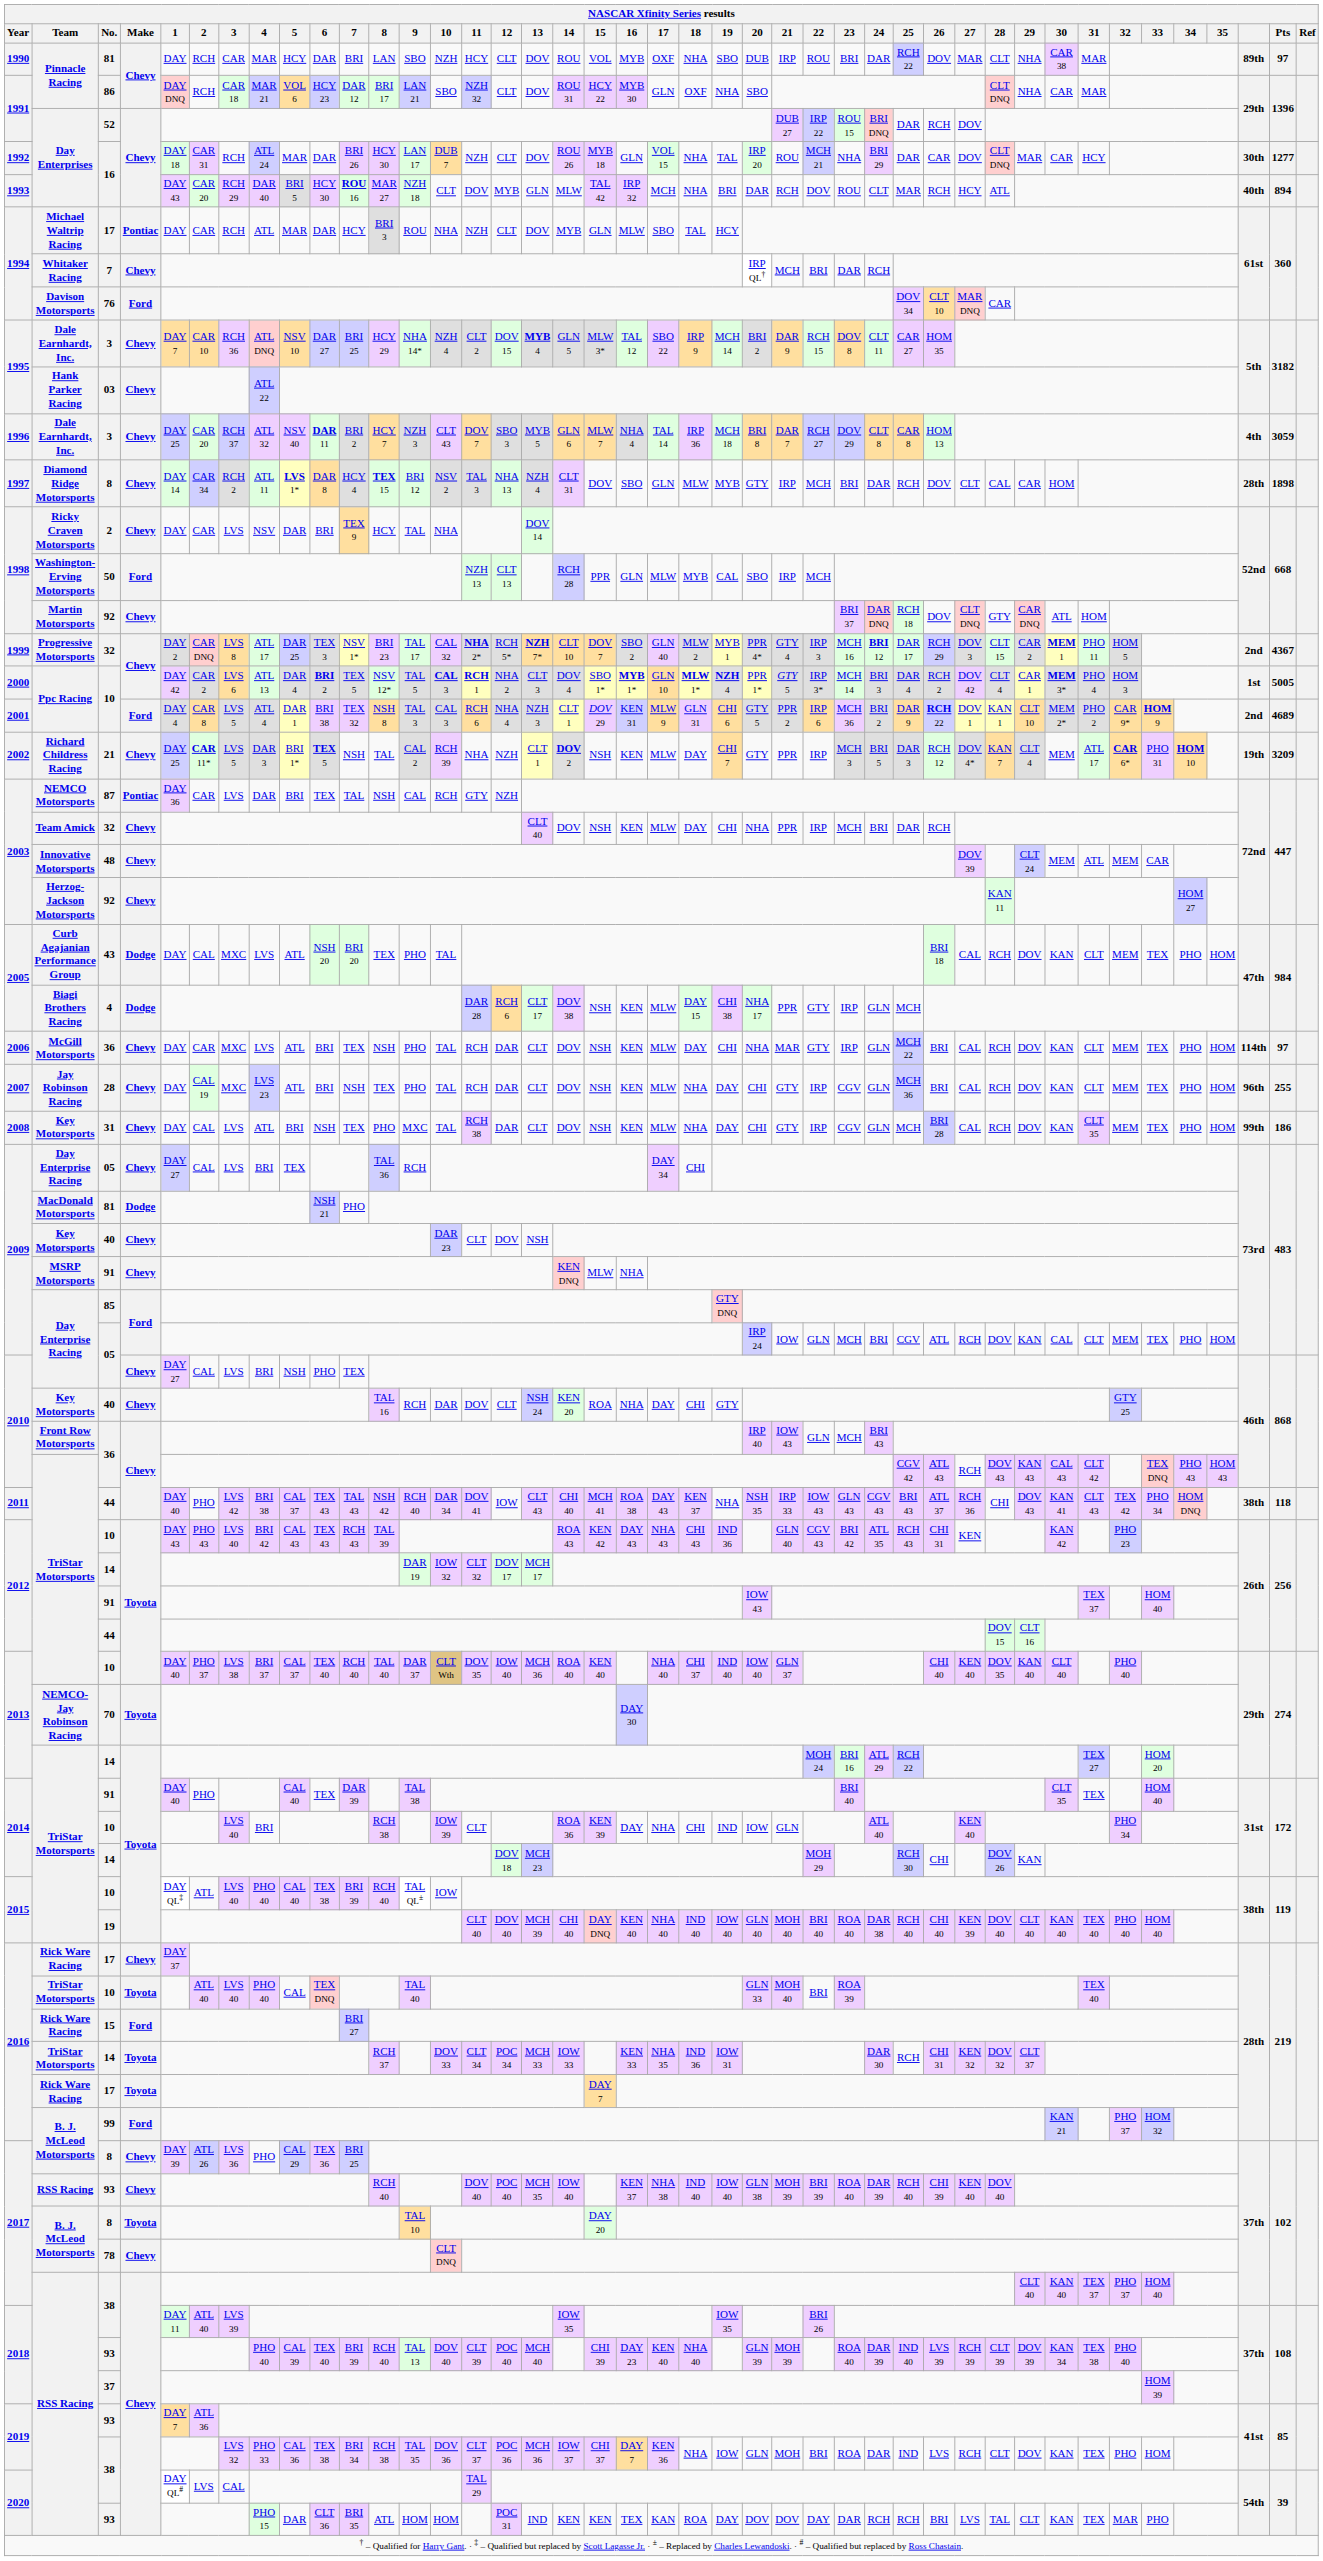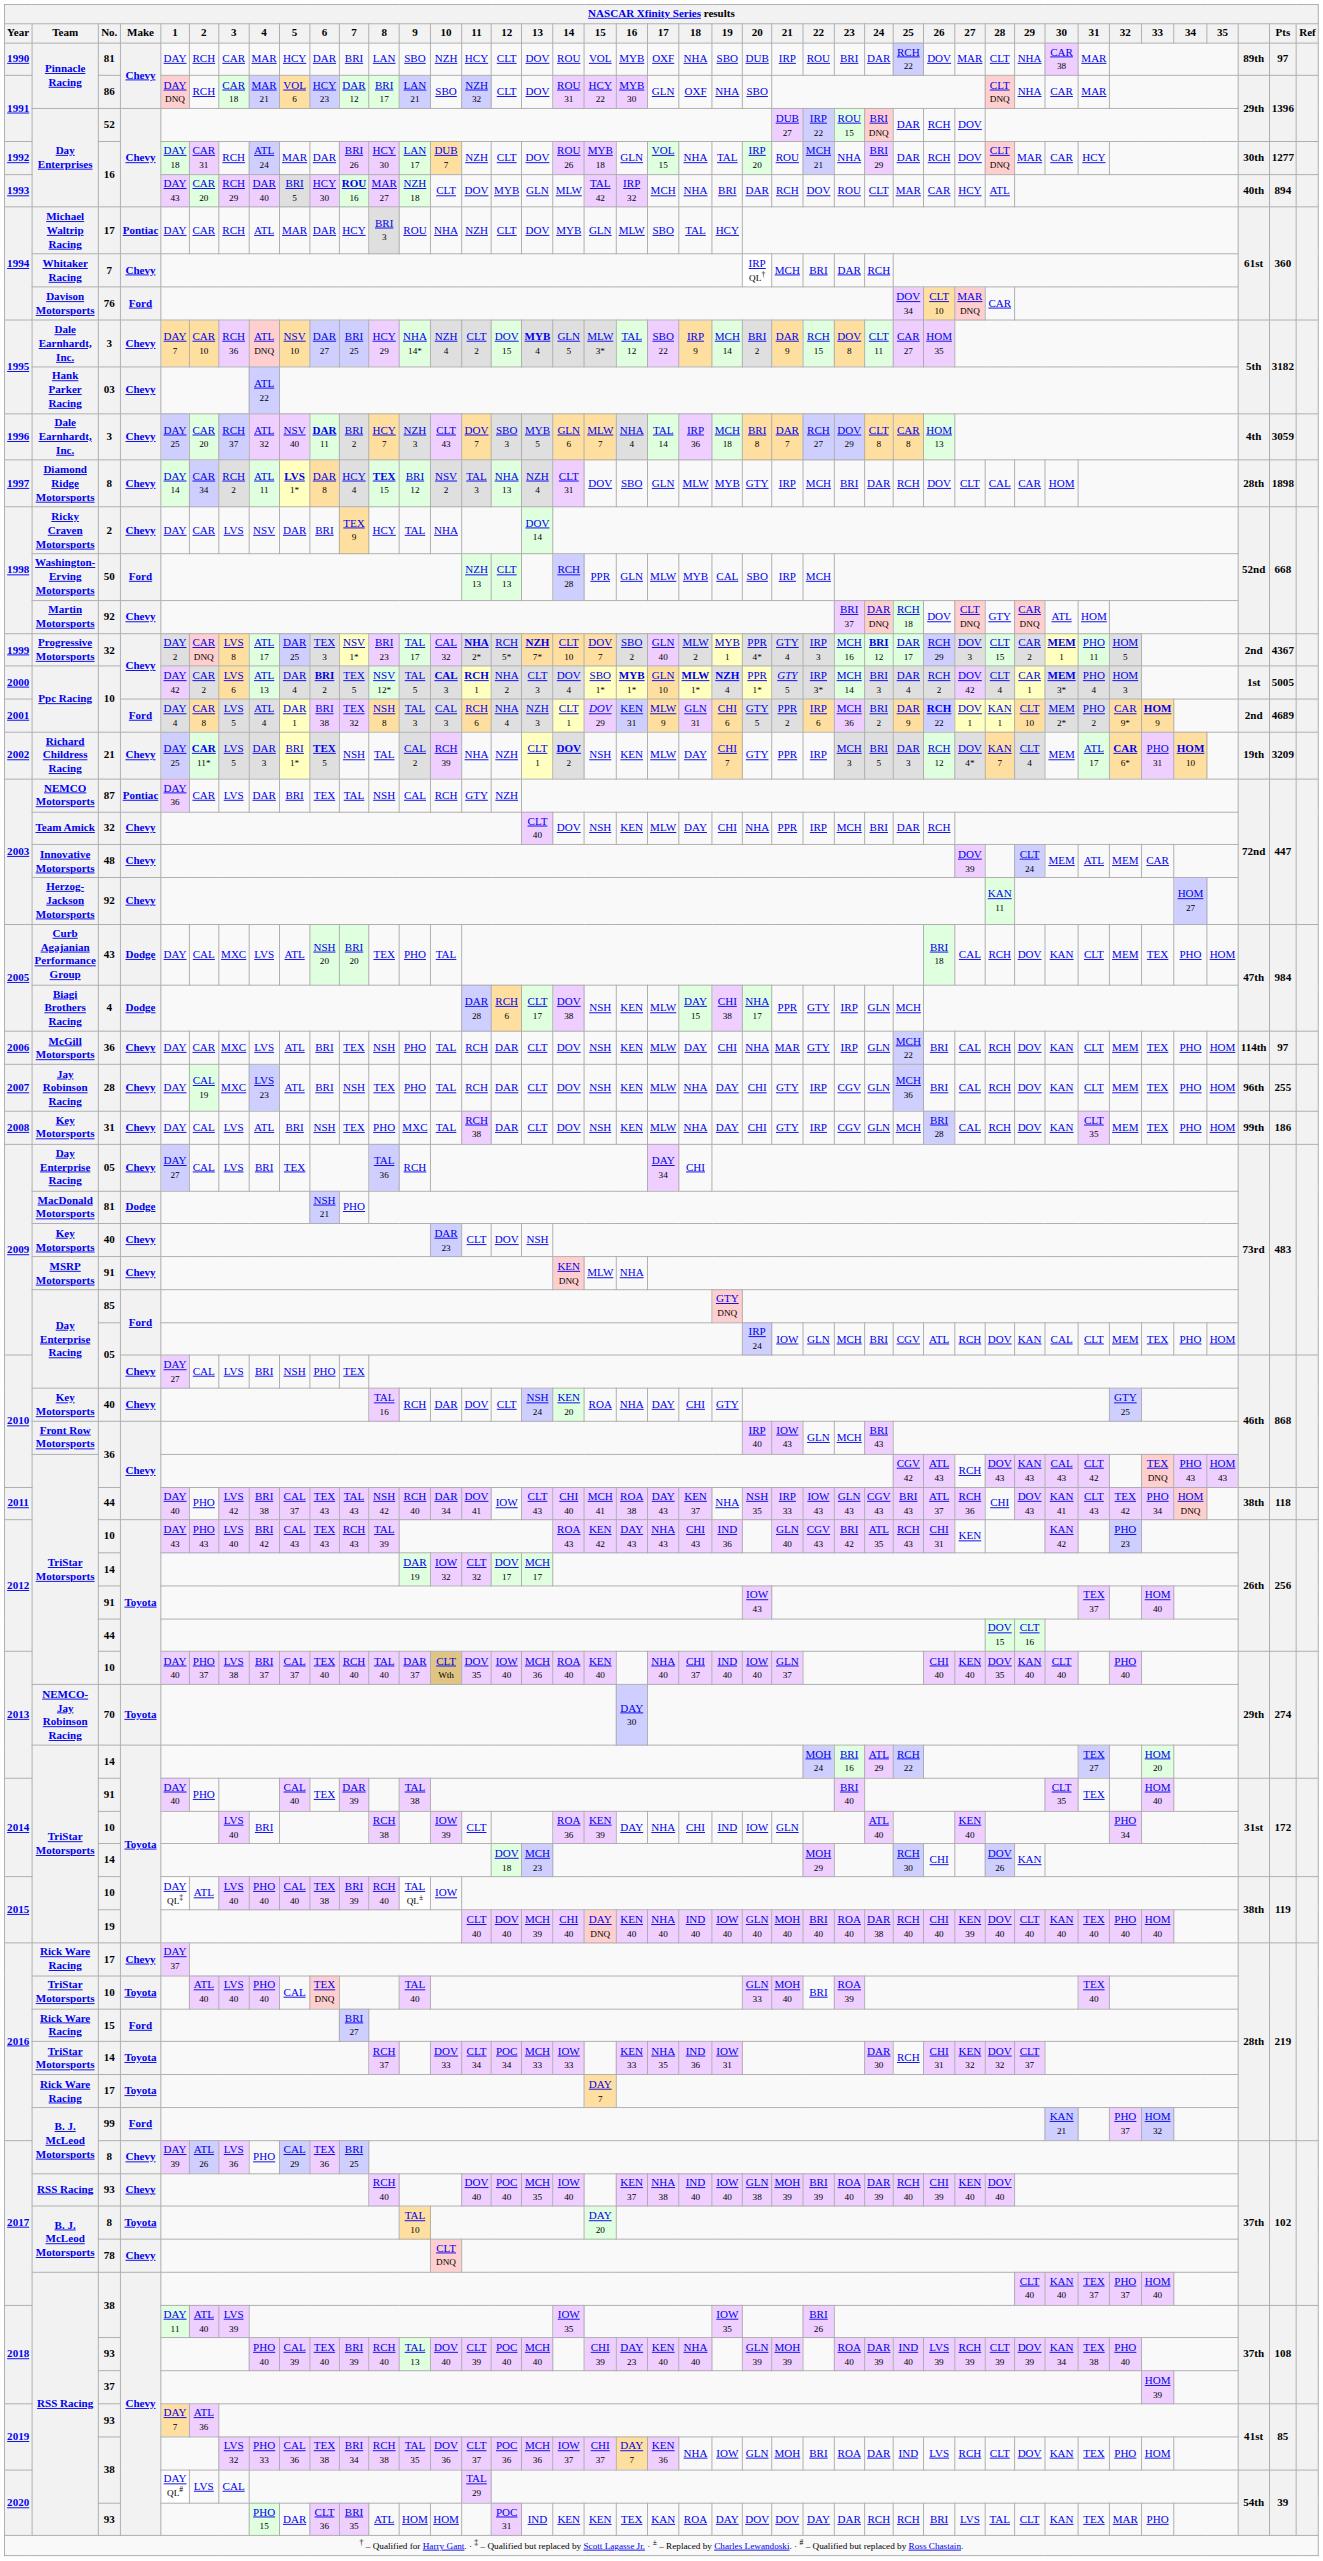(939, 157) CAR -> (939, 157) RCH
(939, 190) RCH -> (939, 190) CAR
